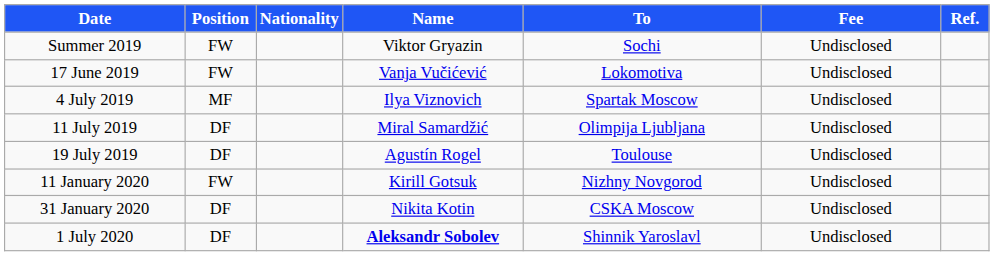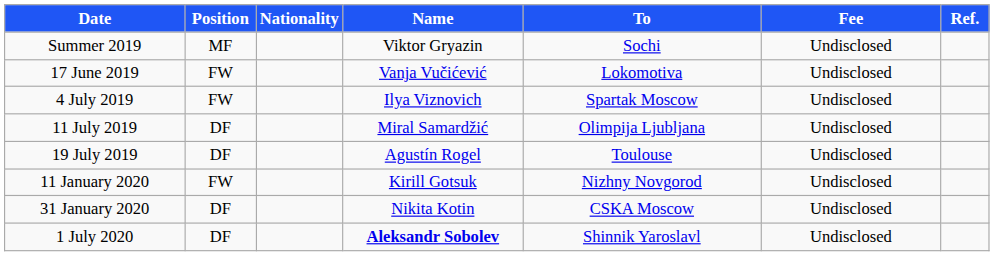(220, 45) FW -> (220, 45) MF
(220, 100) MF -> (220, 100) FW
